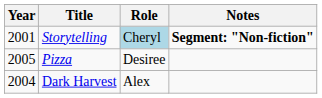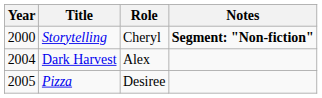(22, 37) 2001 -> (22, 37) 2000
(142, 37) lightblue background -> (142, 37) no background
rows swapped: (79, 81) <-> (57, 59)
